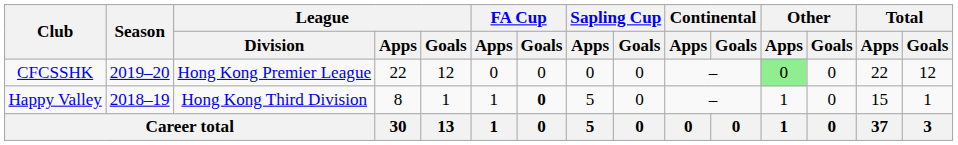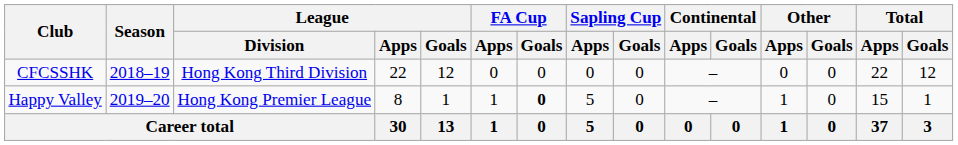(140, 72) 2019–20 -> (140, 72) 2018–19
(274, 72) Hong Kong Premier League -> (274, 72) Hong Kong Third Division
(784, 72) lightgreen background -> (784, 72) no background
(140, 99) 2018–19 -> (140, 99) 2019–20
(274, 99) Hong Kong Third Division -> (274, 99) Hong Kong Premier League
